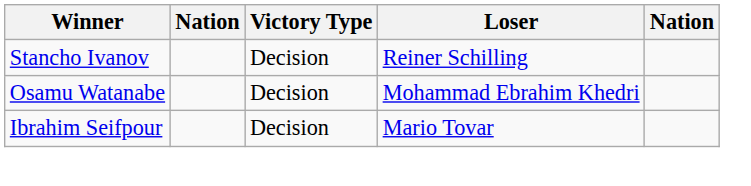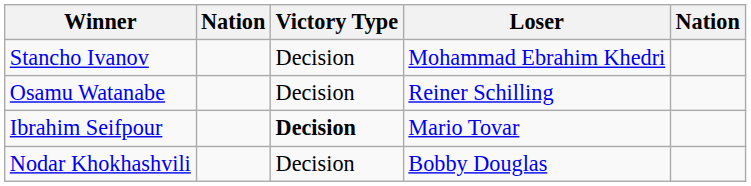(455, 57) Reiner Schilling -> (537, 57) Mohammad Ebrahim Khedri
(511, 92) Mohammad Ebrahim Khedri -> (481, 92) Reiner Schilling
(289, 127) normal -> (316, 127) bold
+ row: (100, 163)
